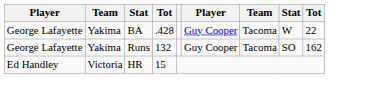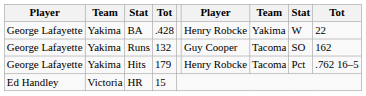(211, 30) Guy Cooper -> (216, 30) Henry Robcke
(260, 30) Tacoma -> (269, 30) Yakima
+ row: (137, 64)
